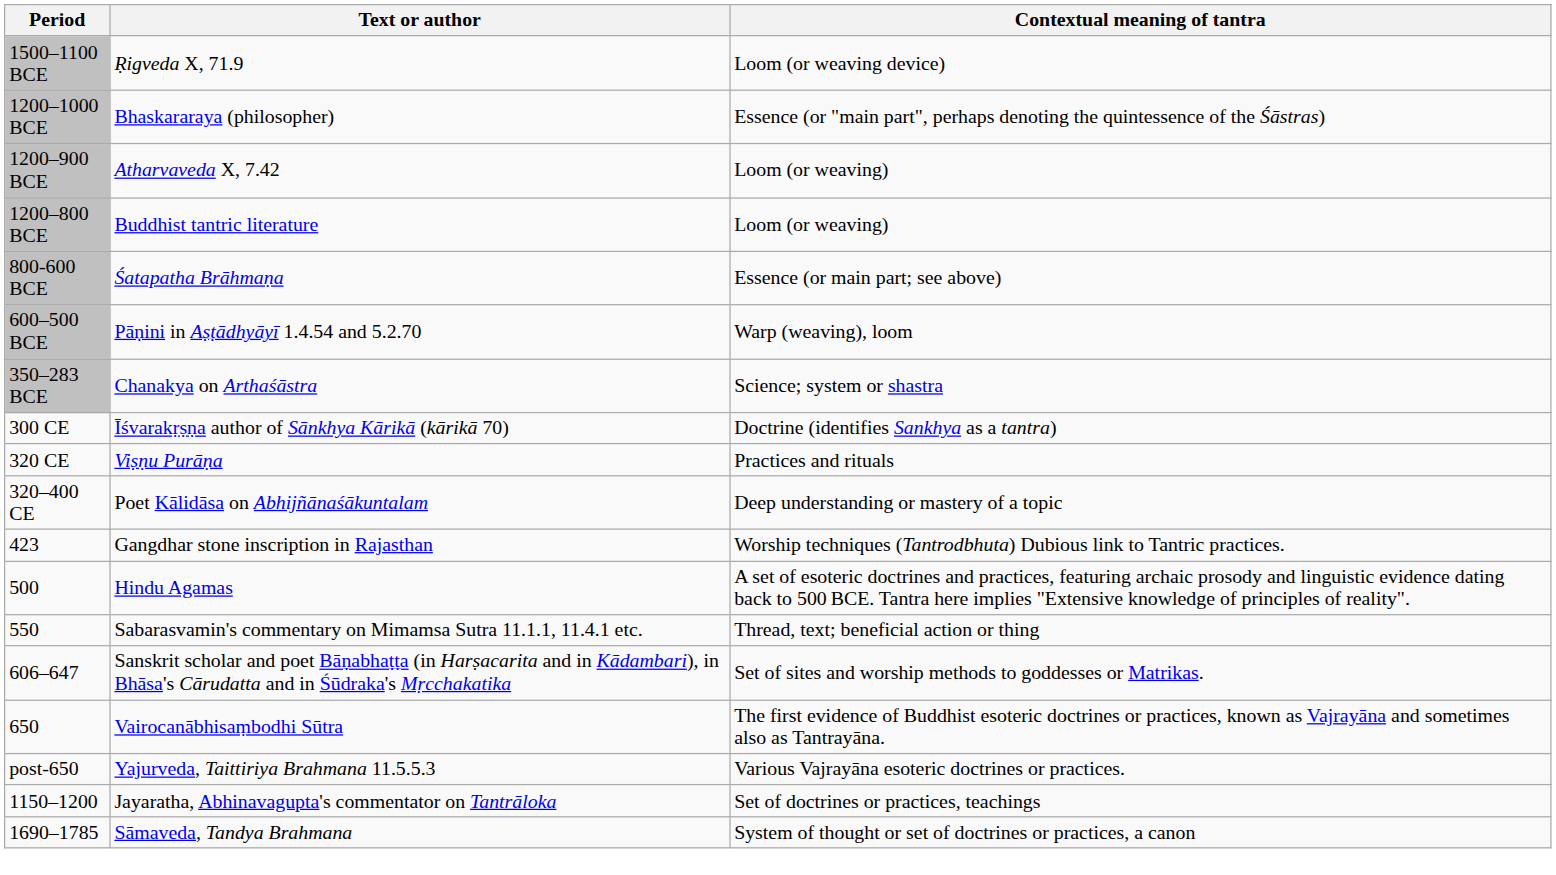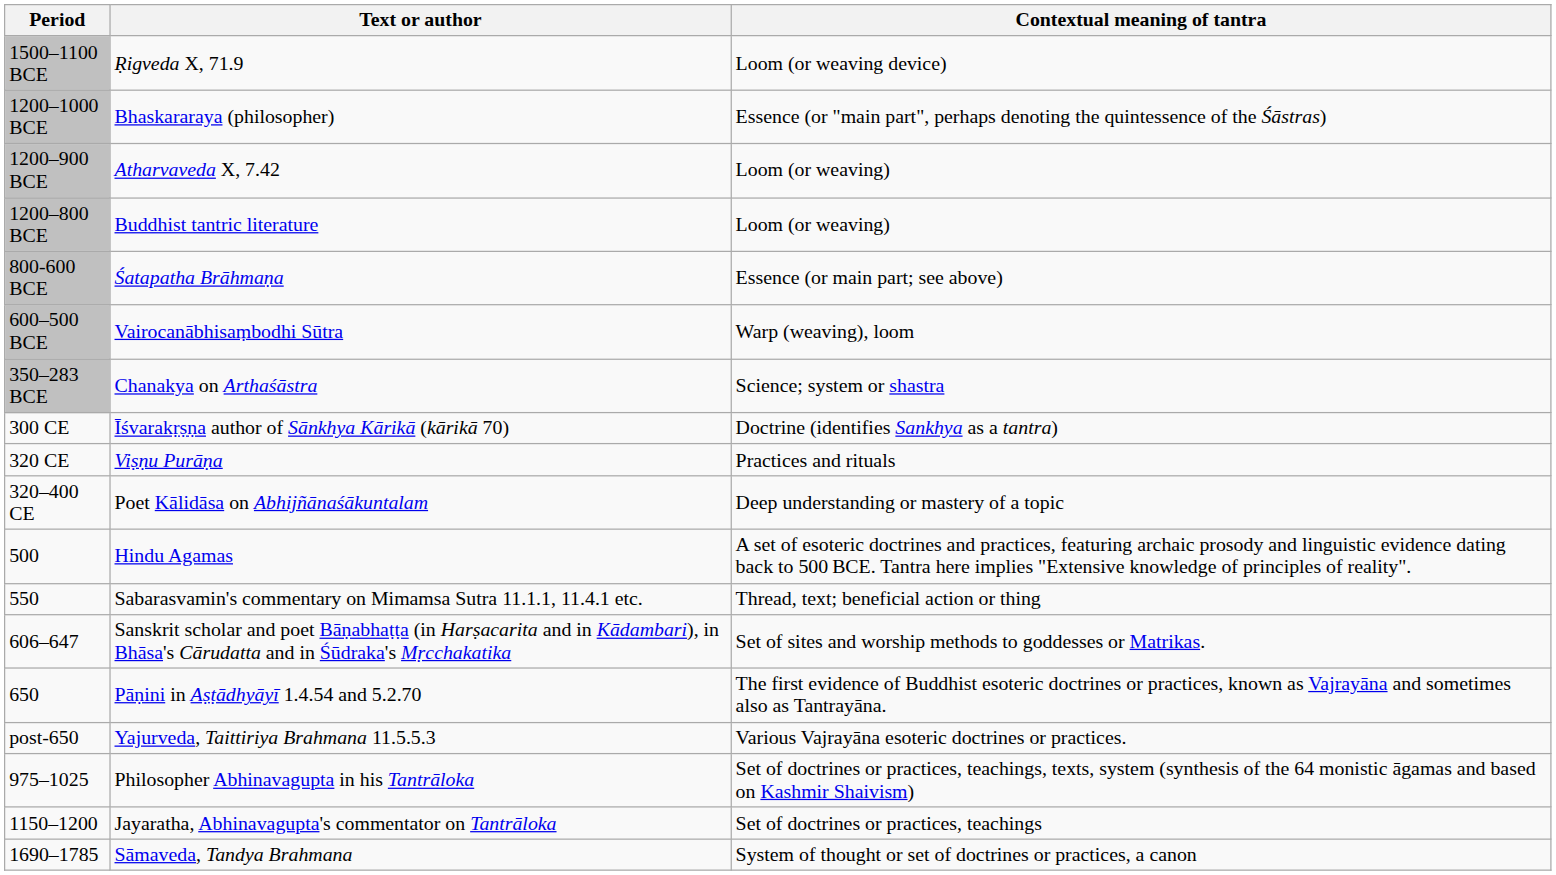(268, 331) Pāṇini in Aṣṭādhyāyī 1.4.54 and 5.2.70 -> (229, 331) Vairocanābhisaṃbodhi Sūtra
- row: (24, 544)
(229, 726) Vairocanābhisaṃbodhi Sūtra -> (268, 695) Pāṇini in Aṣṭādhyāyī 1.4.54 and 5.2.70
+ row: (49, 780)
